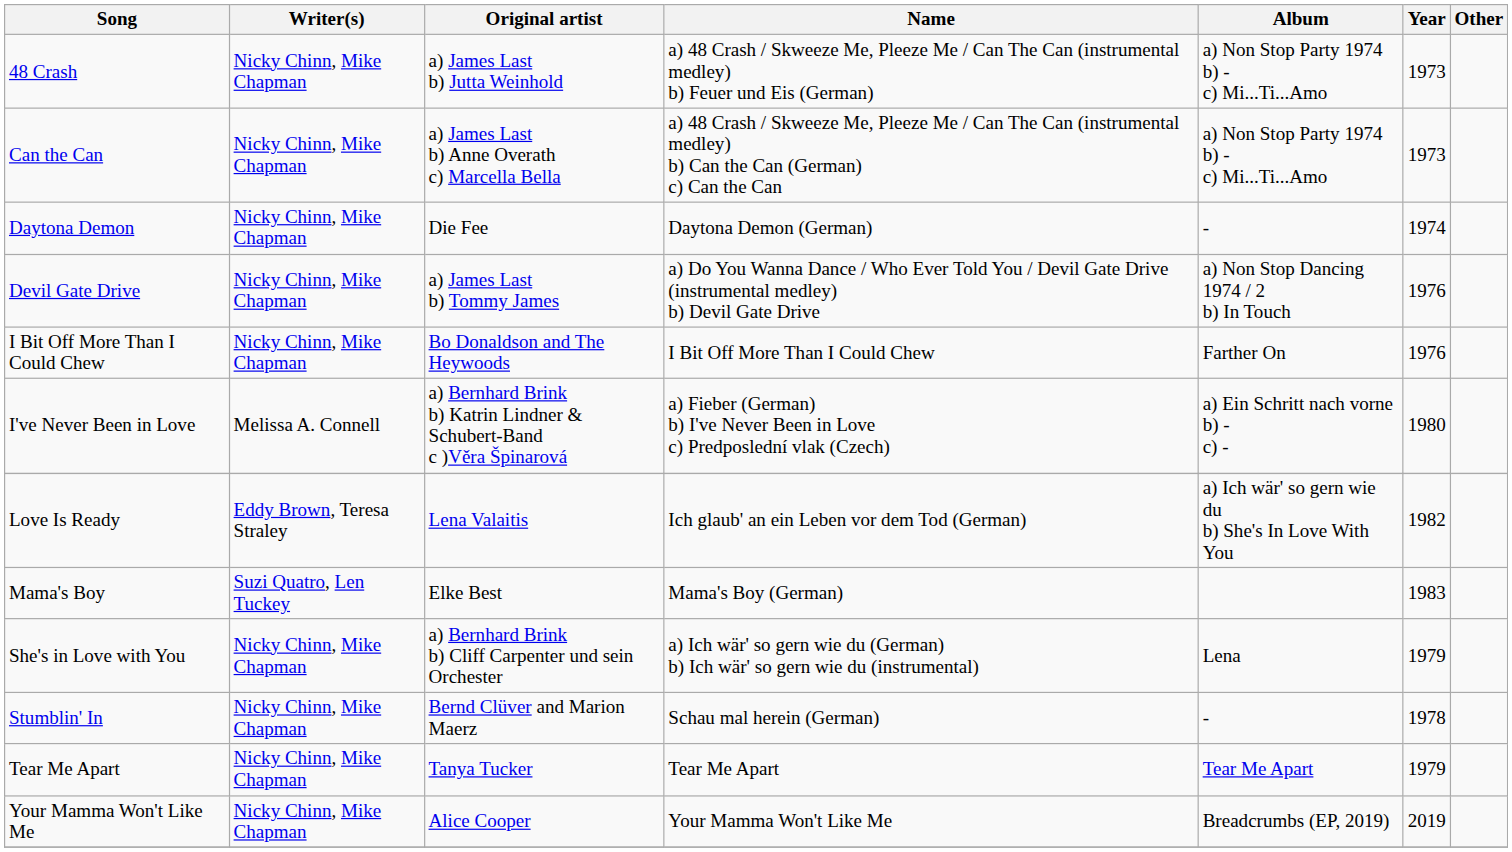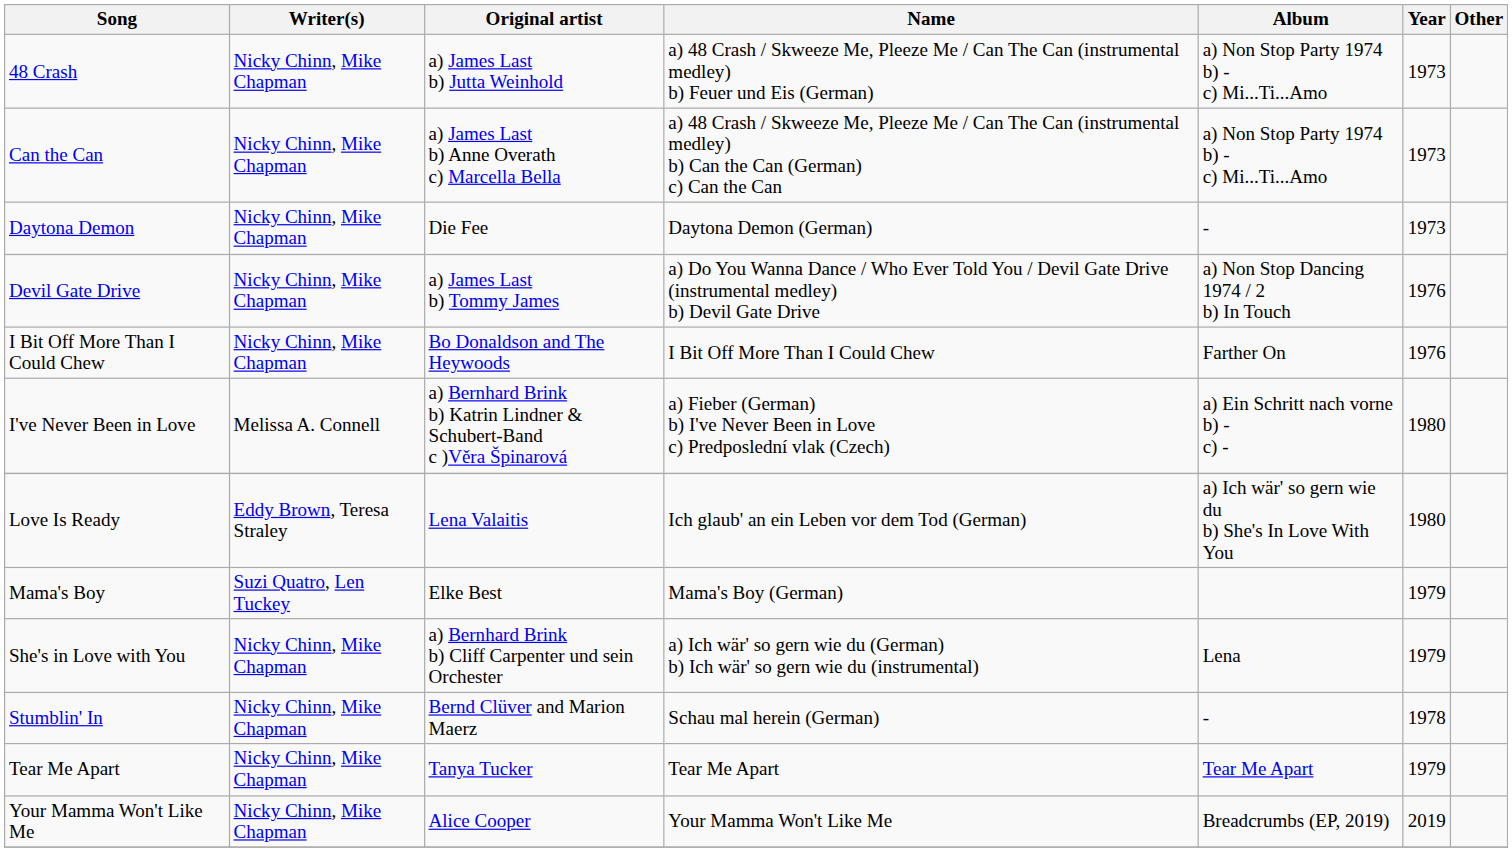(1427, 227) 1974 -> (1427, 227) 1973
(1427, 520) 1982 -> (1427, 520) 1980
(1427, 593) 1983 -> (1427, 593) 1979
